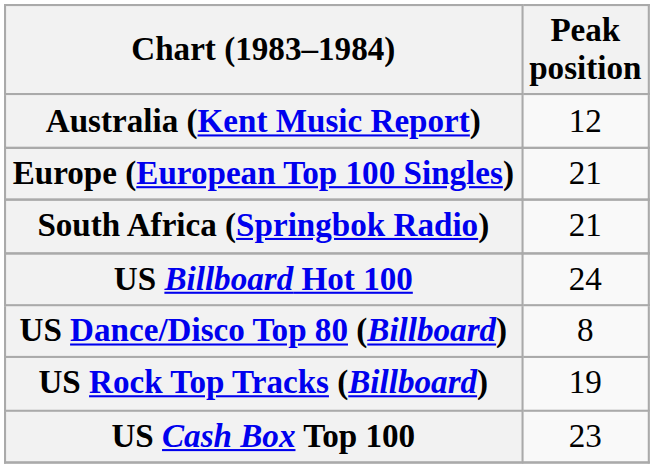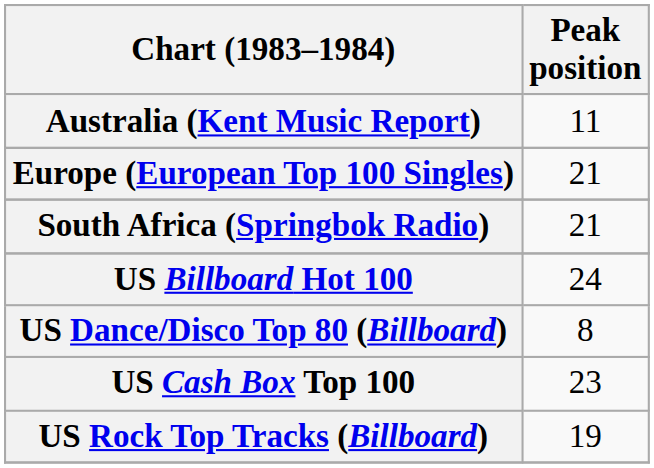(585, 120) 12 -> (585, 120) 11
rows swapped: (263, 383) <-> (263, 435)
